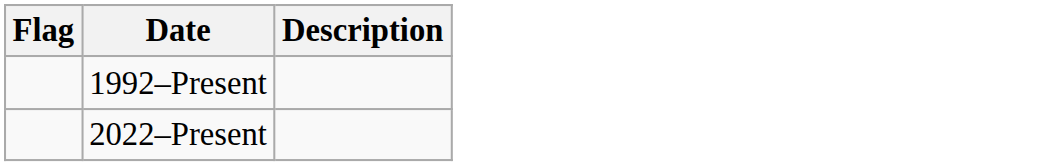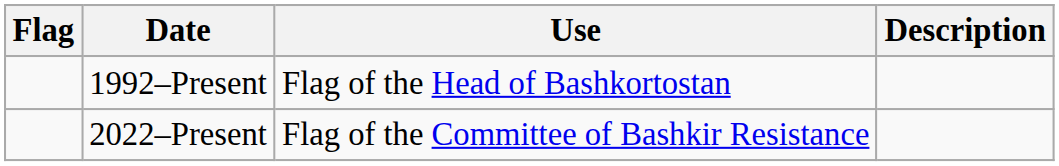+ column: (576, 30)
